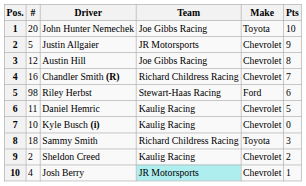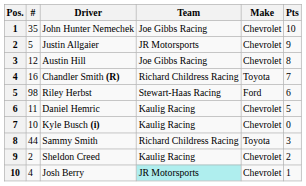(33, 28) 20 -> (33, 28) 35
(256, 28) Toyota -> (262, 28) Chevrolet
(262, 76) Chevrolet -> (256, 76) Toyota
(33, 141) 18 -> (33, 141) 44
